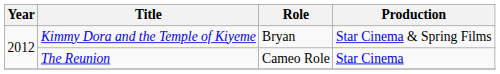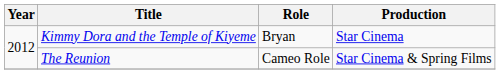(414, 36) Star Cinema & Spring Films -> (370, 36) Star Cinema
(370, 58) Star Cinema -> (414, 58) Star Cinema & Spring Films
